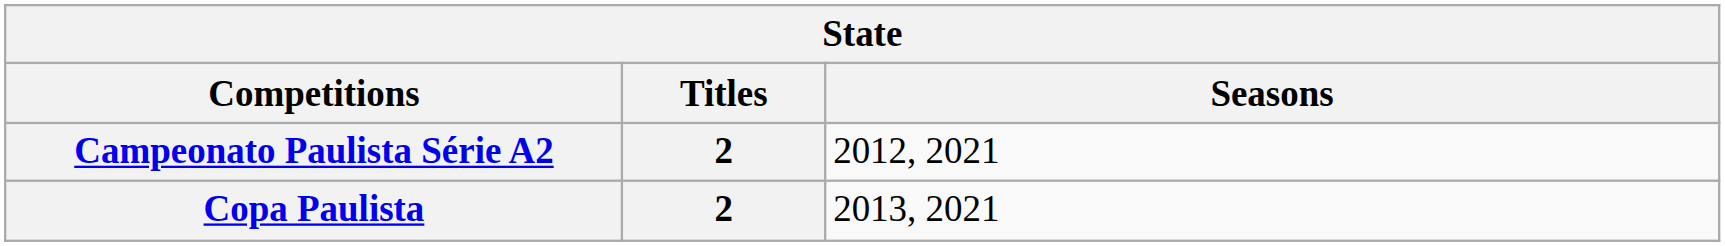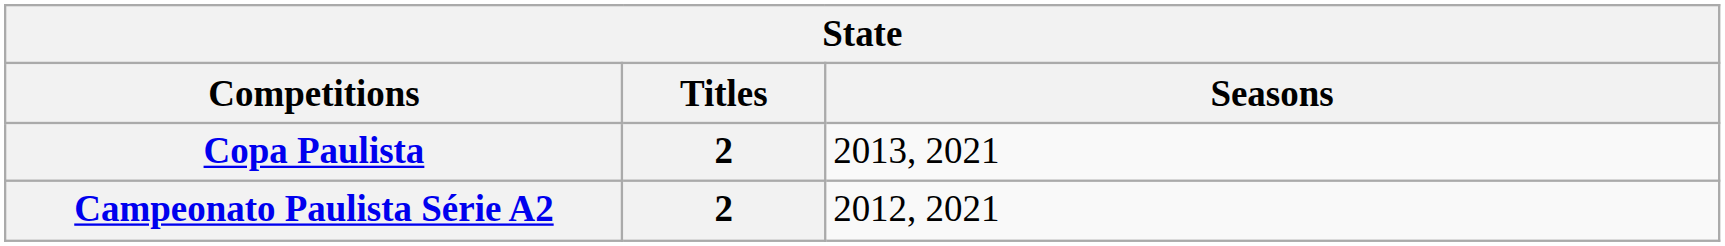rows swapped: (314, 209) <-> (314, 151)
